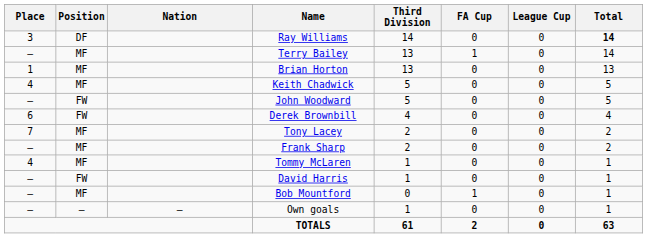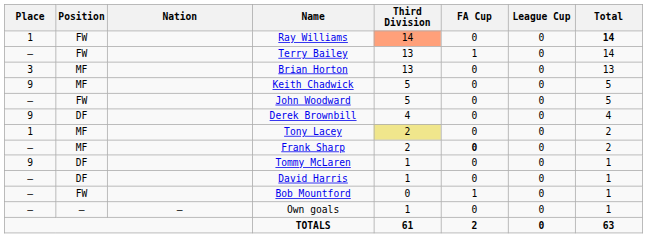(30, 39) 3 -> (30, 39) 1
(82, 39) DF -> (82, 39) FW
(407, 39) no background -> (407, 39) lightsalmon background
(82, 55) MF -> (82, 55) FW
(30, 70) 1 -> (30, 70) 3
(30, 86) 4 -> (30, 86) 9
(30, 117) 6 -> (30, 117) 9
(82, 117) FW -> (82, 117) DF
(30, 132) 7 -> (30, 132) 1
(407, 132) no background -> (407, 132) khaki background
(474, 148) normal -> (474, 148) bold
(30, 163) 4 -> (30, 163) 9
(82, 163) MF -> (82, 163) DF
(82, 179) FW -> (82, 179) DF
(82, 194) MF -> (82, 194) FW
